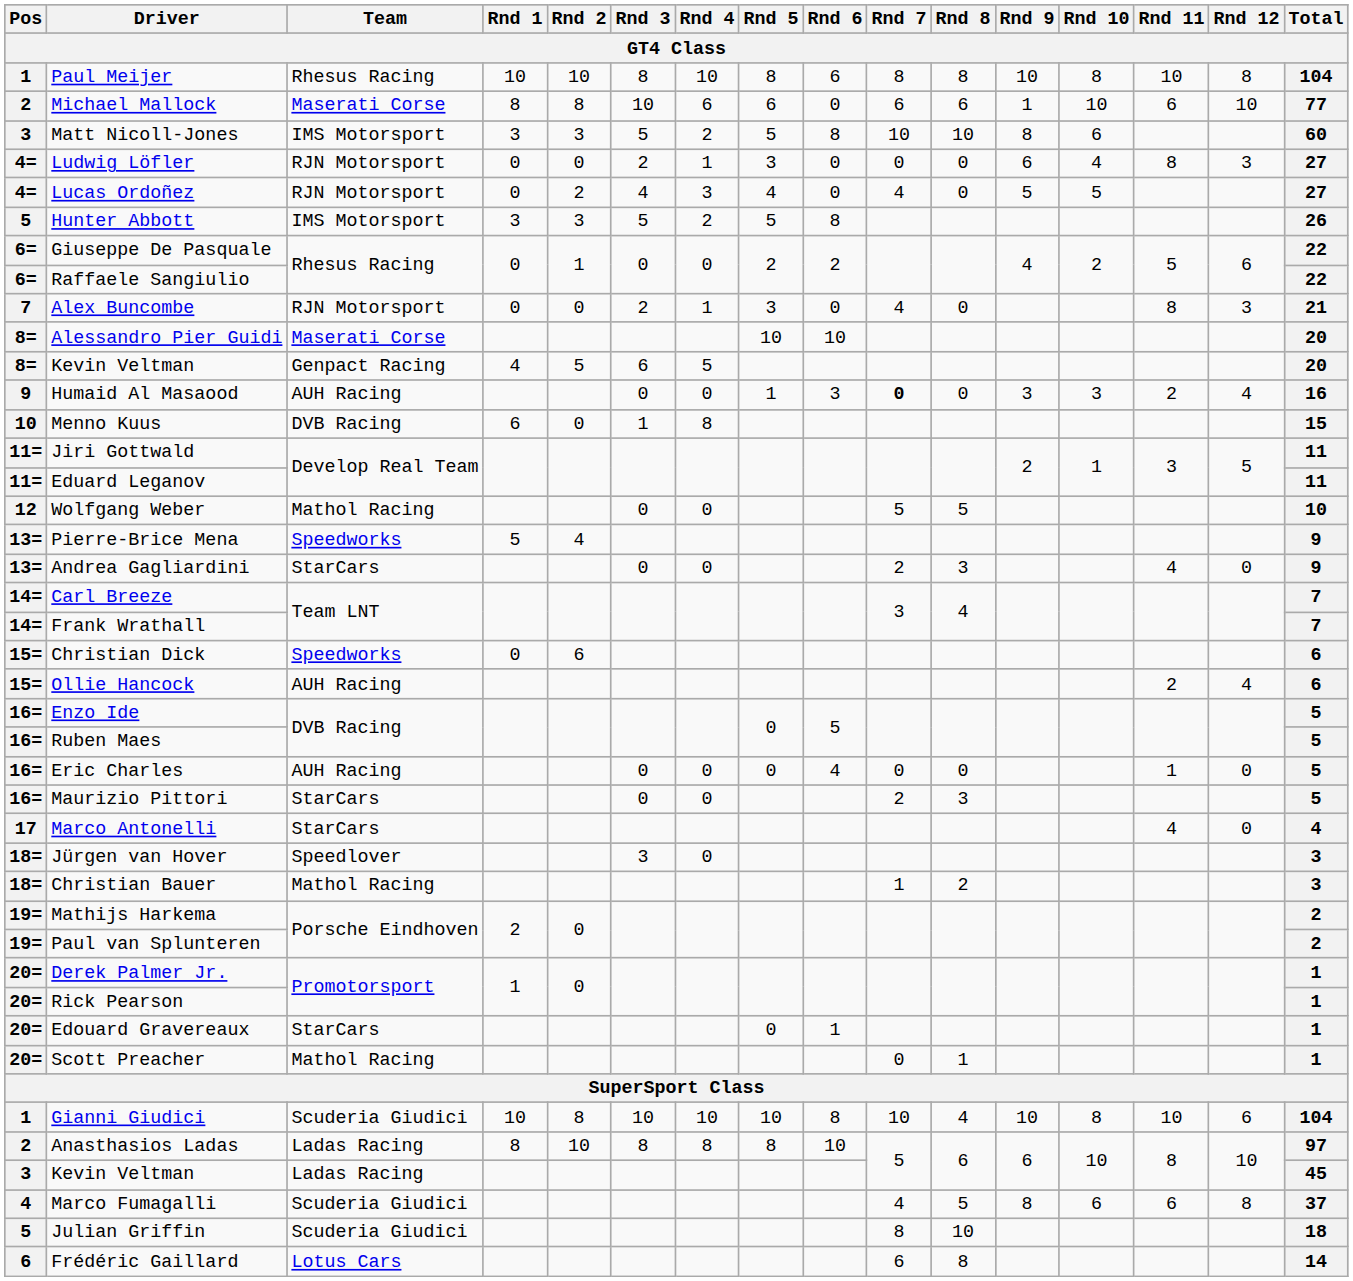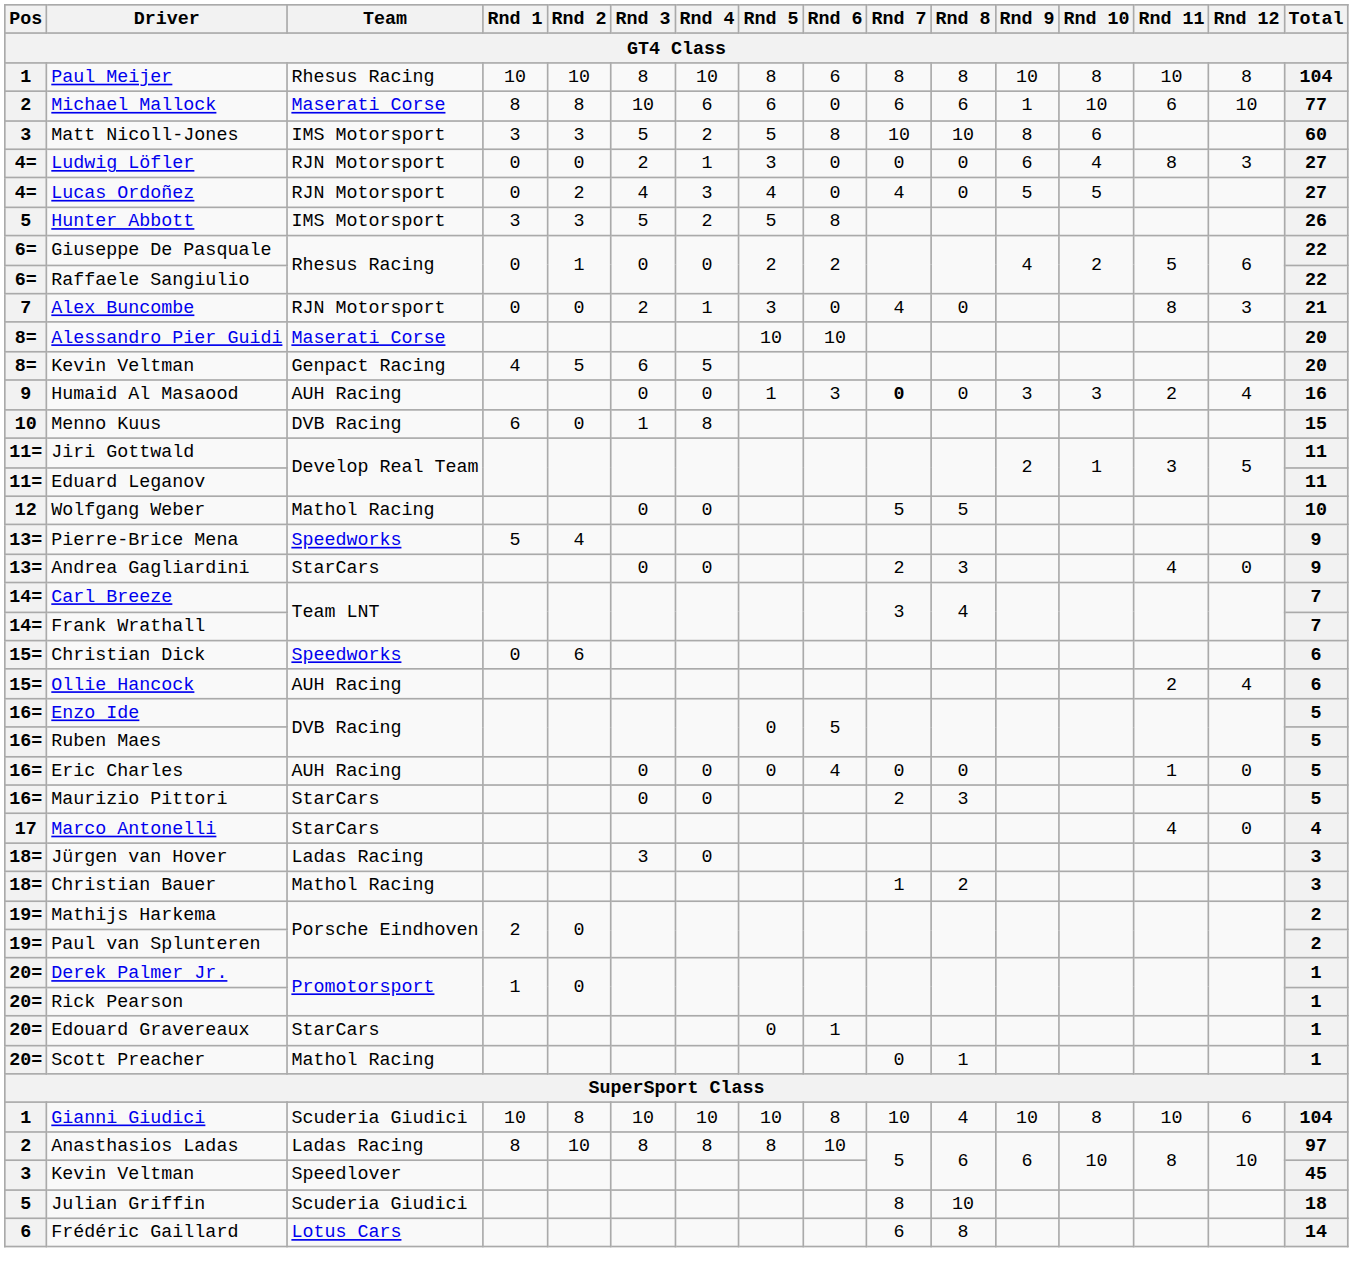(346, 857) Speedlover -> (357, 857) Ladas Racing
(357, 1175) Ladas Racing -> (346, 1175) Speedlover
- row: (26, 1204)
